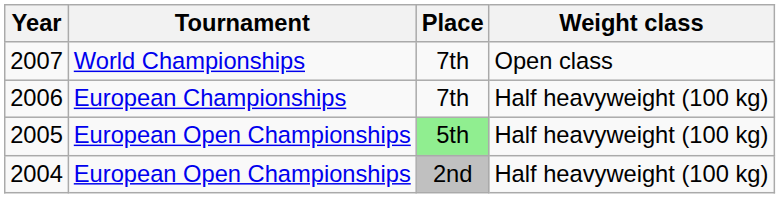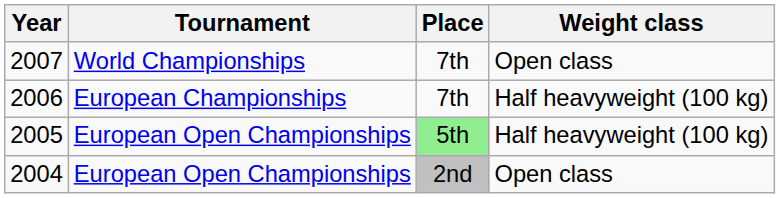(631, 173) Half heavyweight (100 kg) -> (554, 173) Open class
